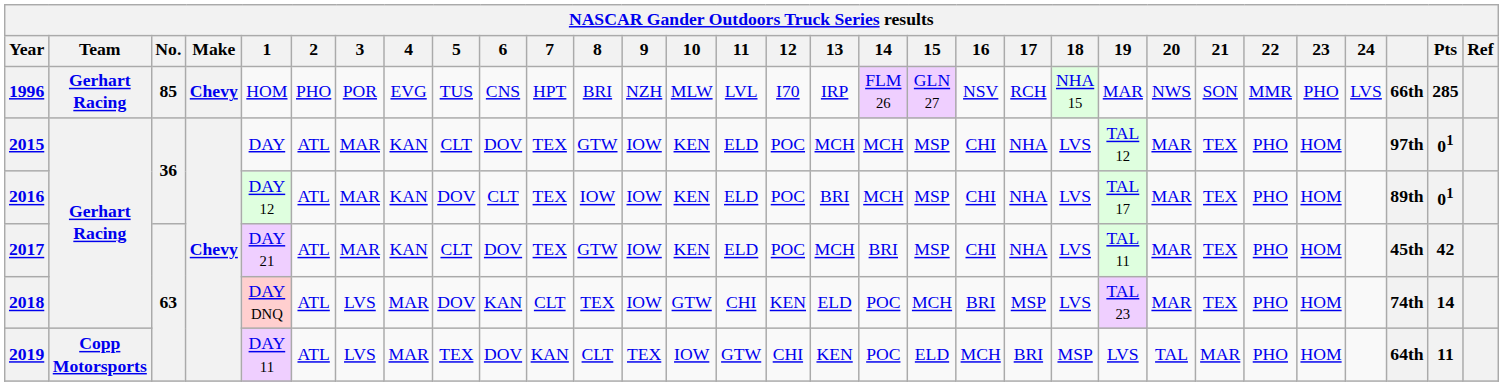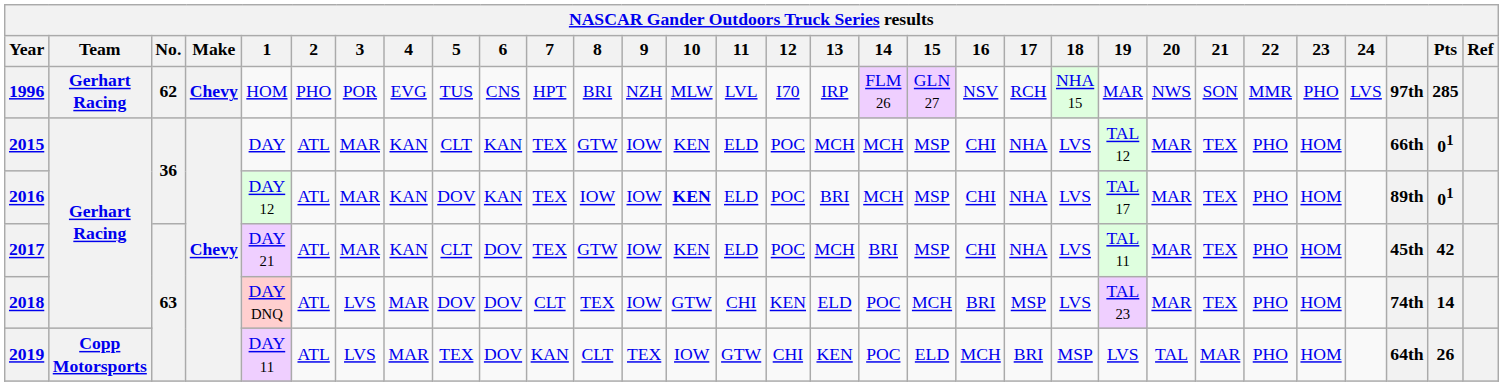(168, 91) 85 -> (168, 91) 62
(1407, 91) 66th -> (1407, 91) 97th
(503, 144) DOV -> (503, 144) KAN
(1407, 144) 97th -> (1407, 144) 66th
(503, 197) CLT -> (503, 197) KAN
(692, 197) normal -> (692, 197) bold
(503, 302) KAN -> (503, 302) DOV
(1445, 354) 11 -> (1445, 354) 26
